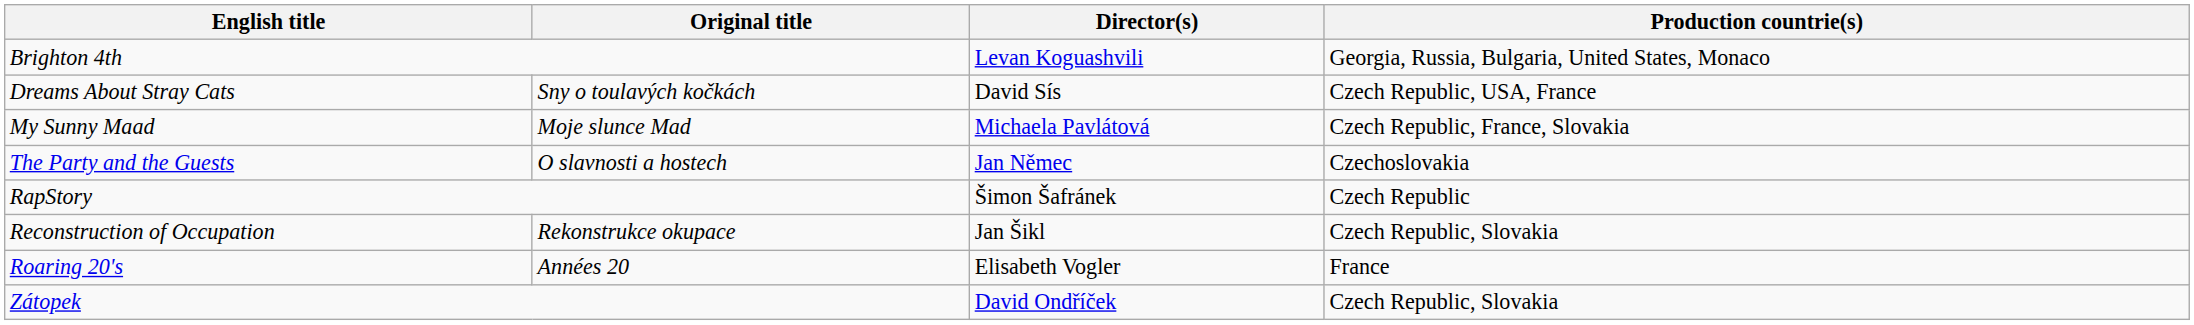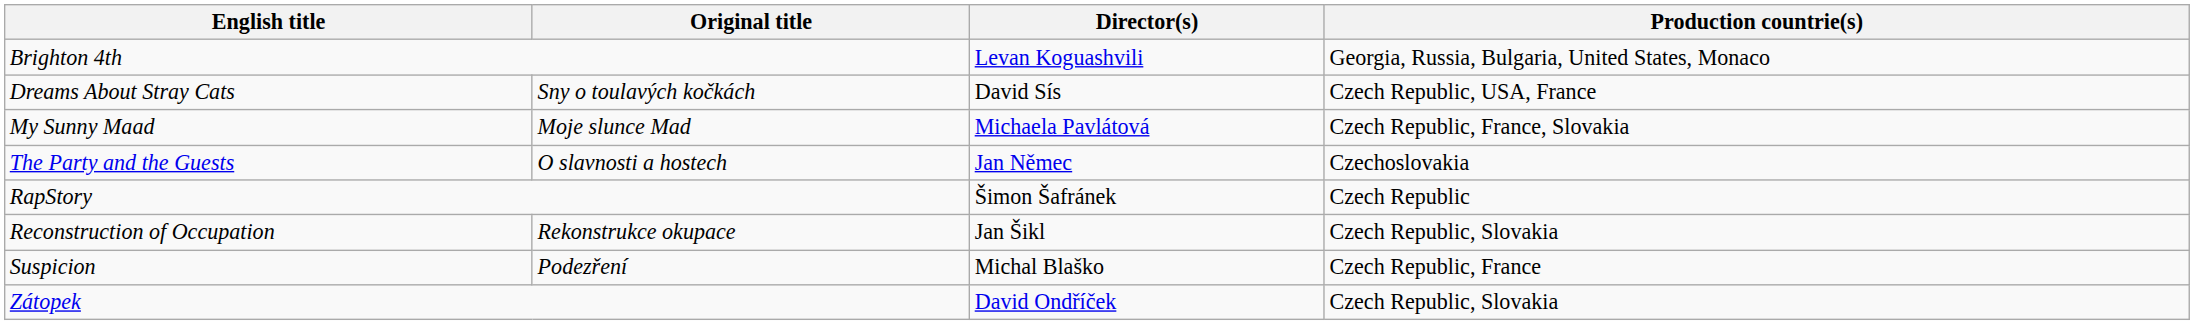- row: (66, 267)
+ row: (53, 267)
